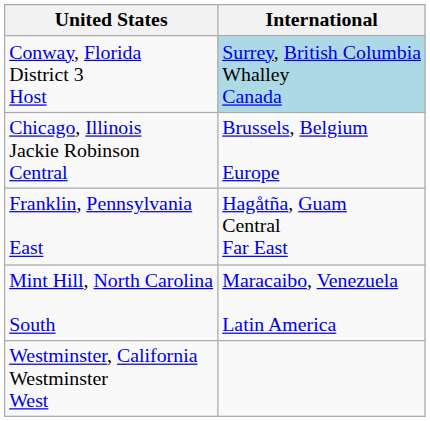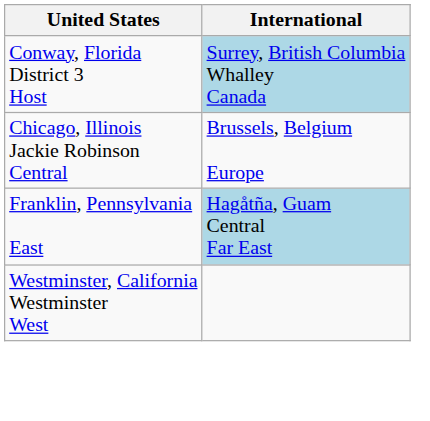(285, 226) no background -> (269, 226) lightblue background
- row: (111, 302)
